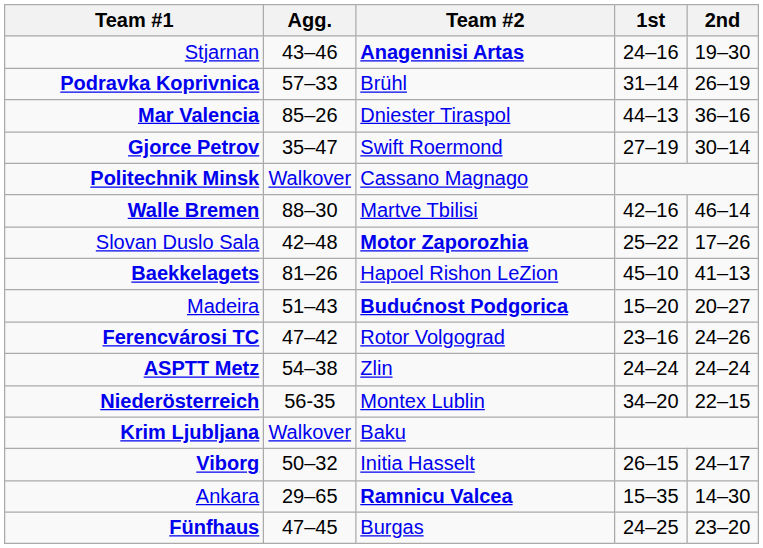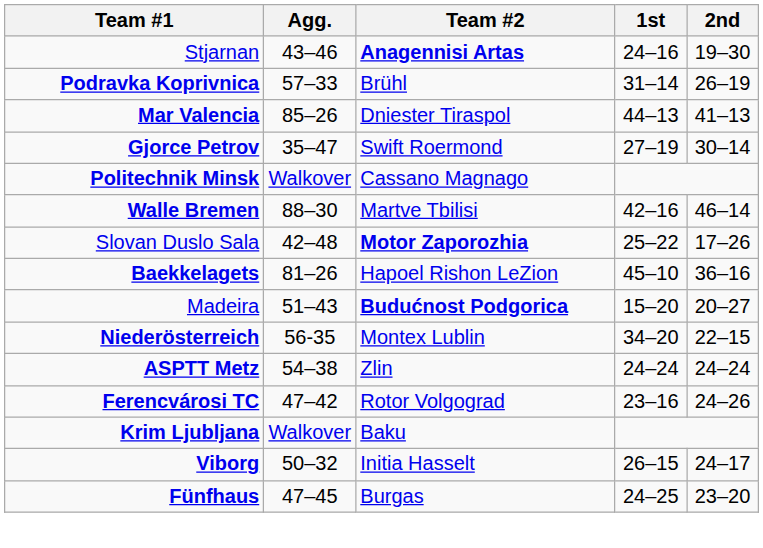(722, 115) 36–16 -> (722, 115) 41–13
(722, 274) 41–13 -> (722, 274) 36–16
rows swapped: (180, 400) <-> (181, 337)
- row: (228, 496)
